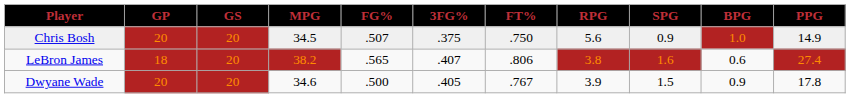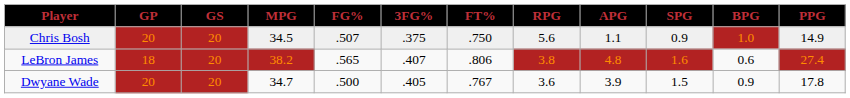+ column: (613, 15)
(305, 82) 34.6 -> (281, 82) 34.7
(593, 82) 3.9 -> (547, 82) 3.6
